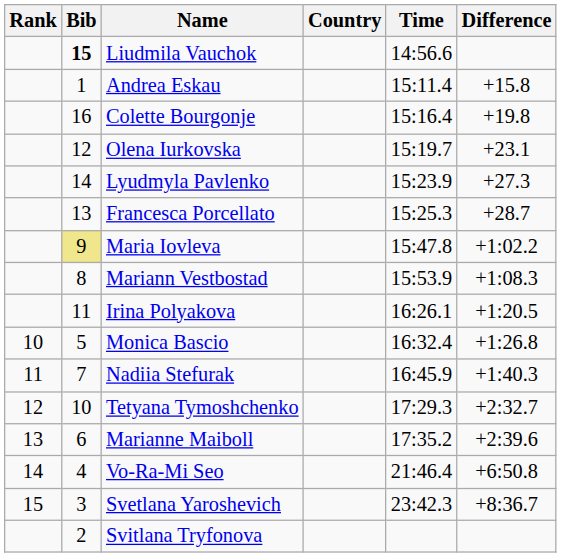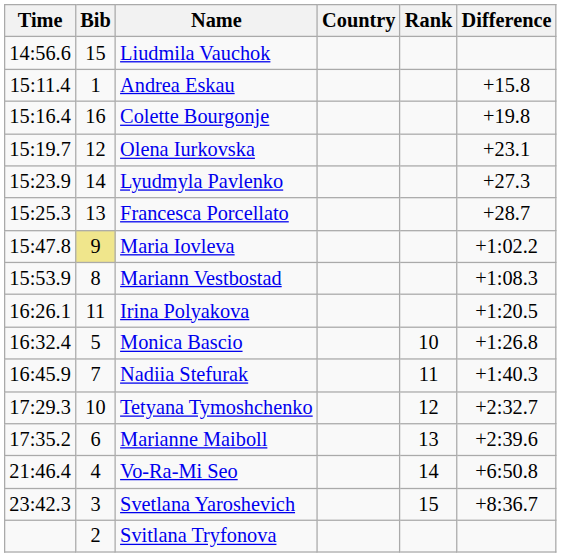columns swapped: (33, 20) <-> (421, 20)
(81, 52) bold -> (95, 52) normal
